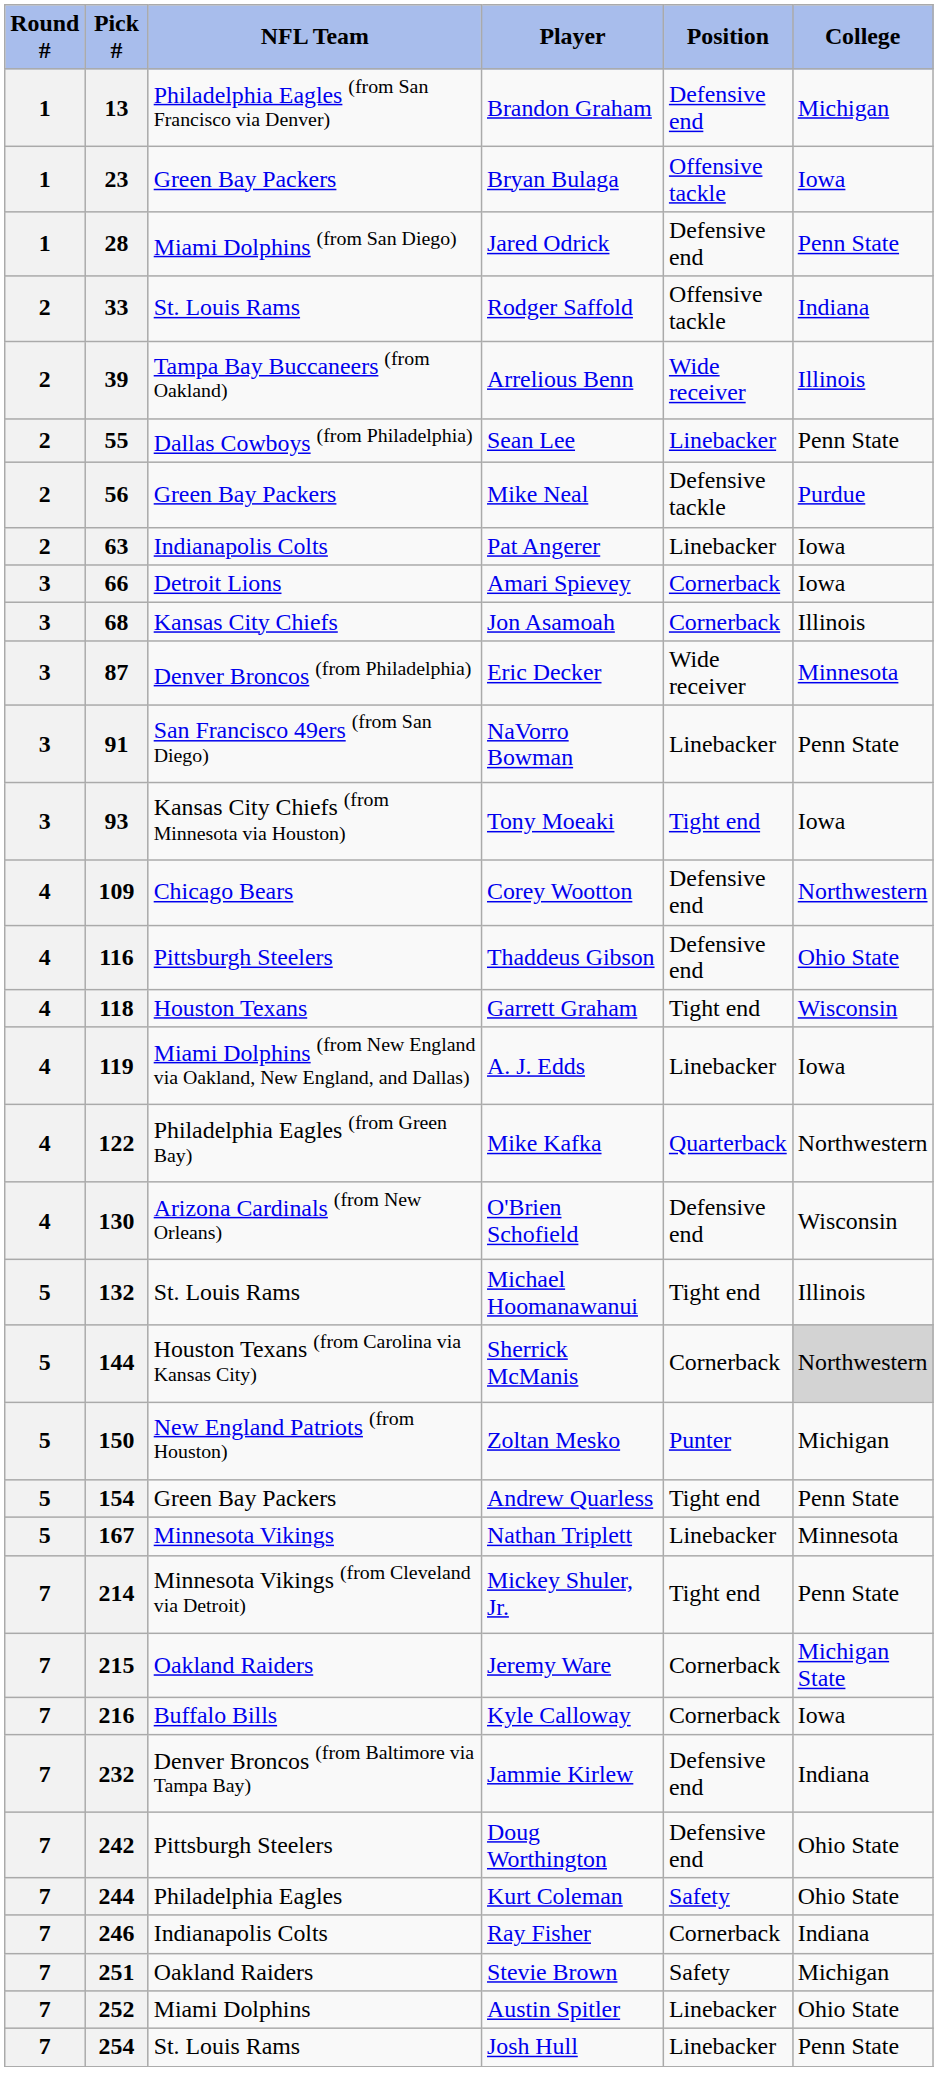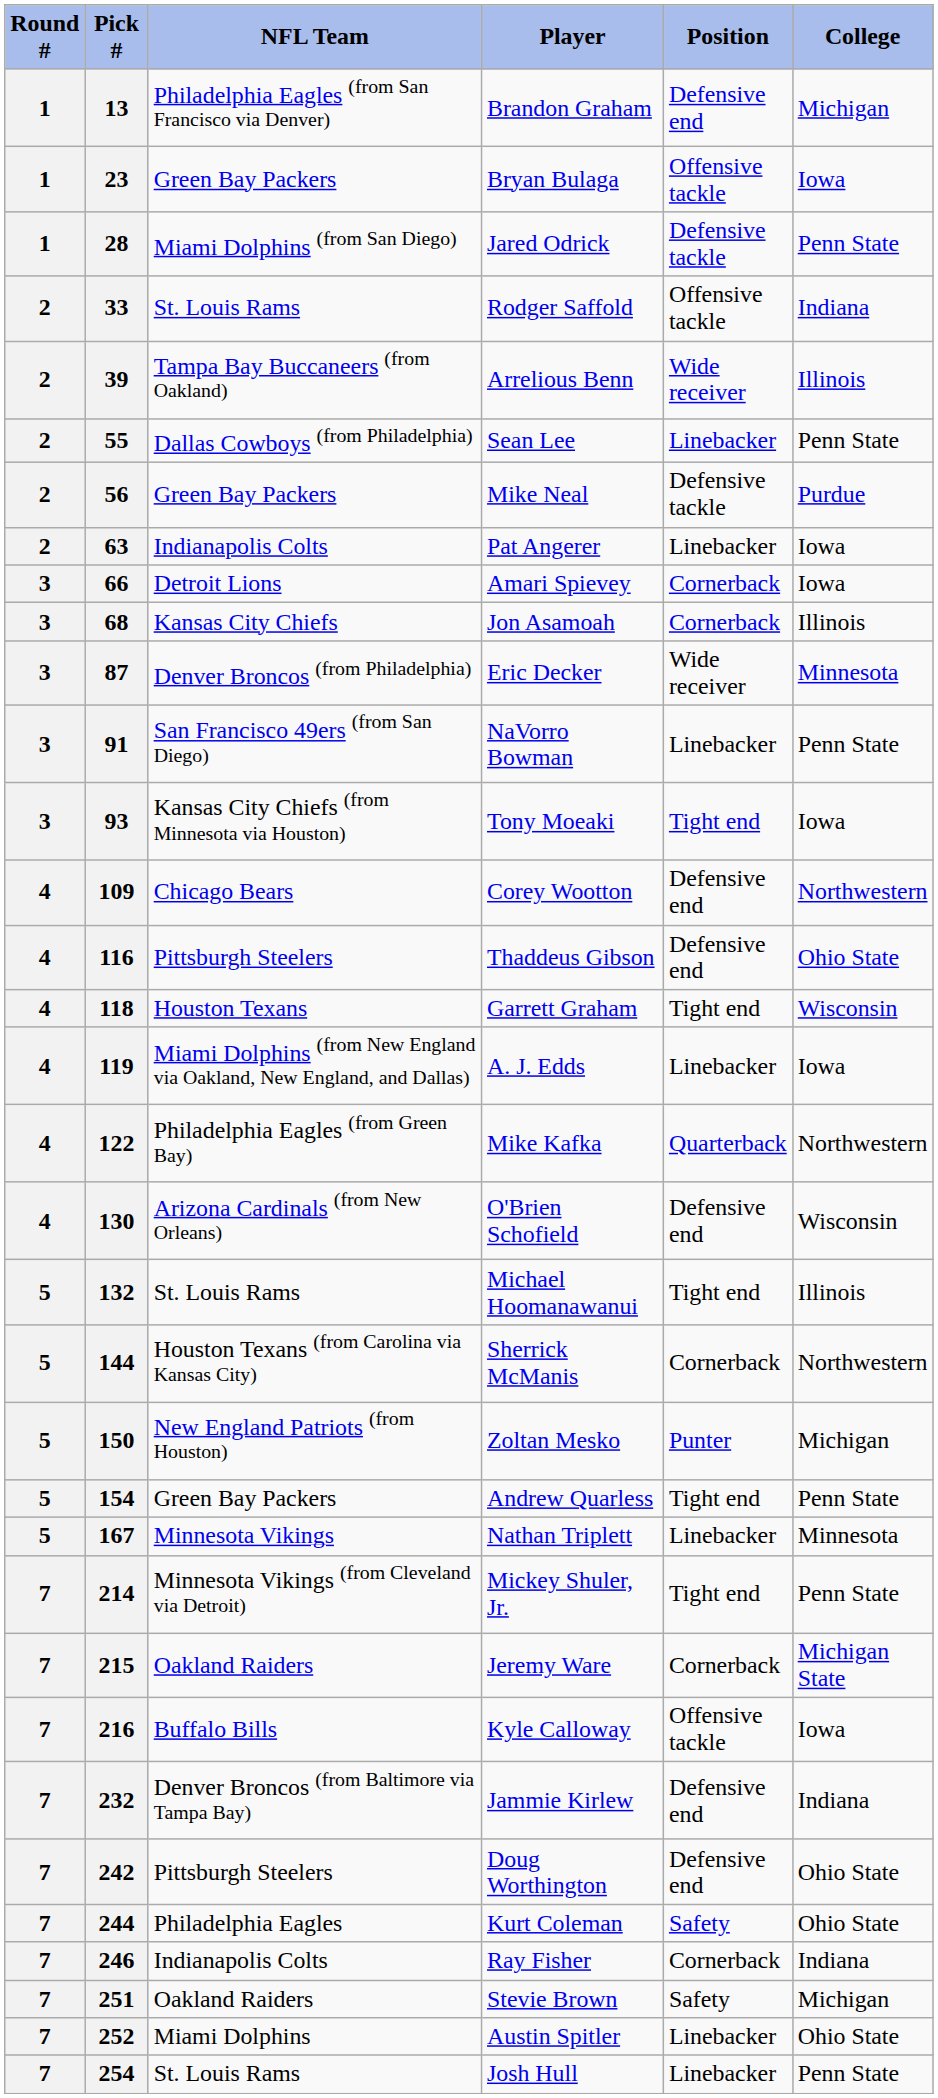(717, 243) Defensive end -> (717, 243) Defensive tackle
(863, 1363) lightgrey background -> (863, 1363) no background
(725, 1716) Cornerback -> (716, 1729) Offensive tackle
